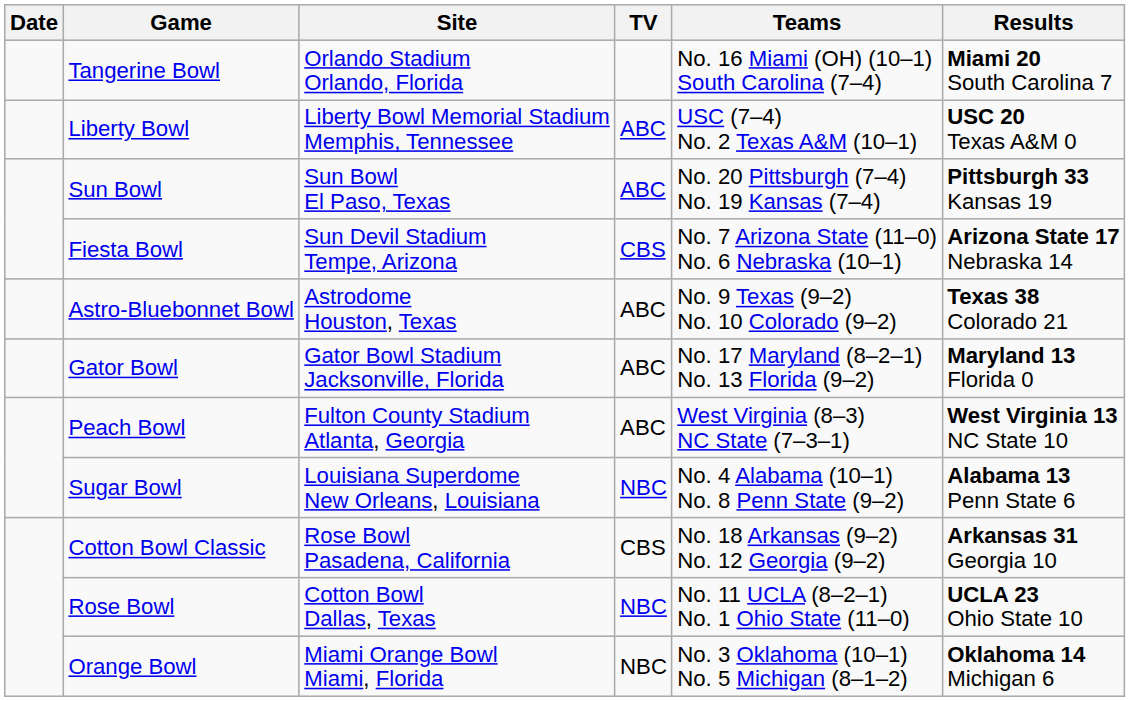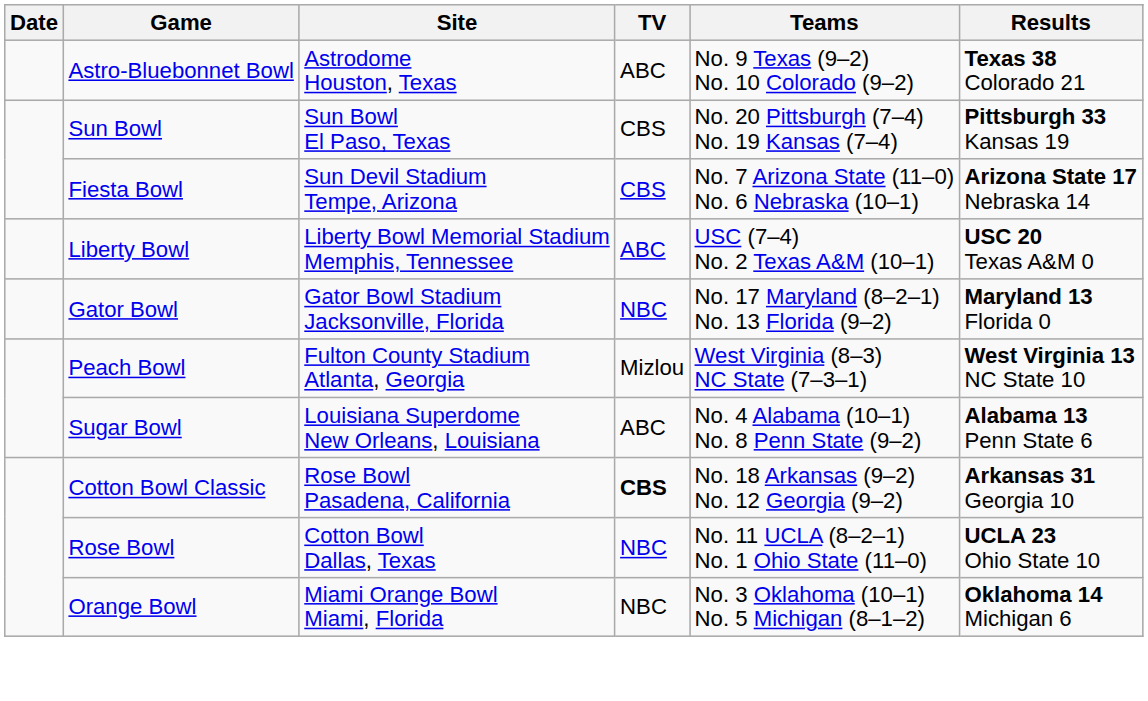- row: (144, 70)
rows swapped: (129, 130) <-> (181, 309)
(643, 189) ABC -> (643, 130) CBS
(643, 368) ABC -> (643, 309) NBC
(643, 428) ABC -> (652, 368) Mizlou
(643, 488) NBC -> (643, 428) ABC
(643, 547) normal -> (643, 488) bold
